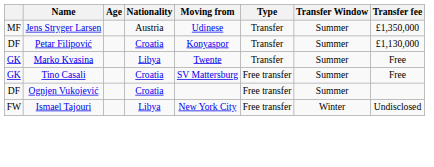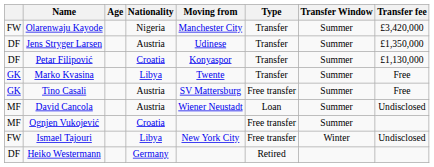+ row: (64, 28)
(14, 28) MF -> (14, 43) DF
(149, 75) Croatia -> (151, 91) Austria
+ row: (64, 107)
(14, 91) DF -> (14, 122) MF
+ row: (64, 154)
